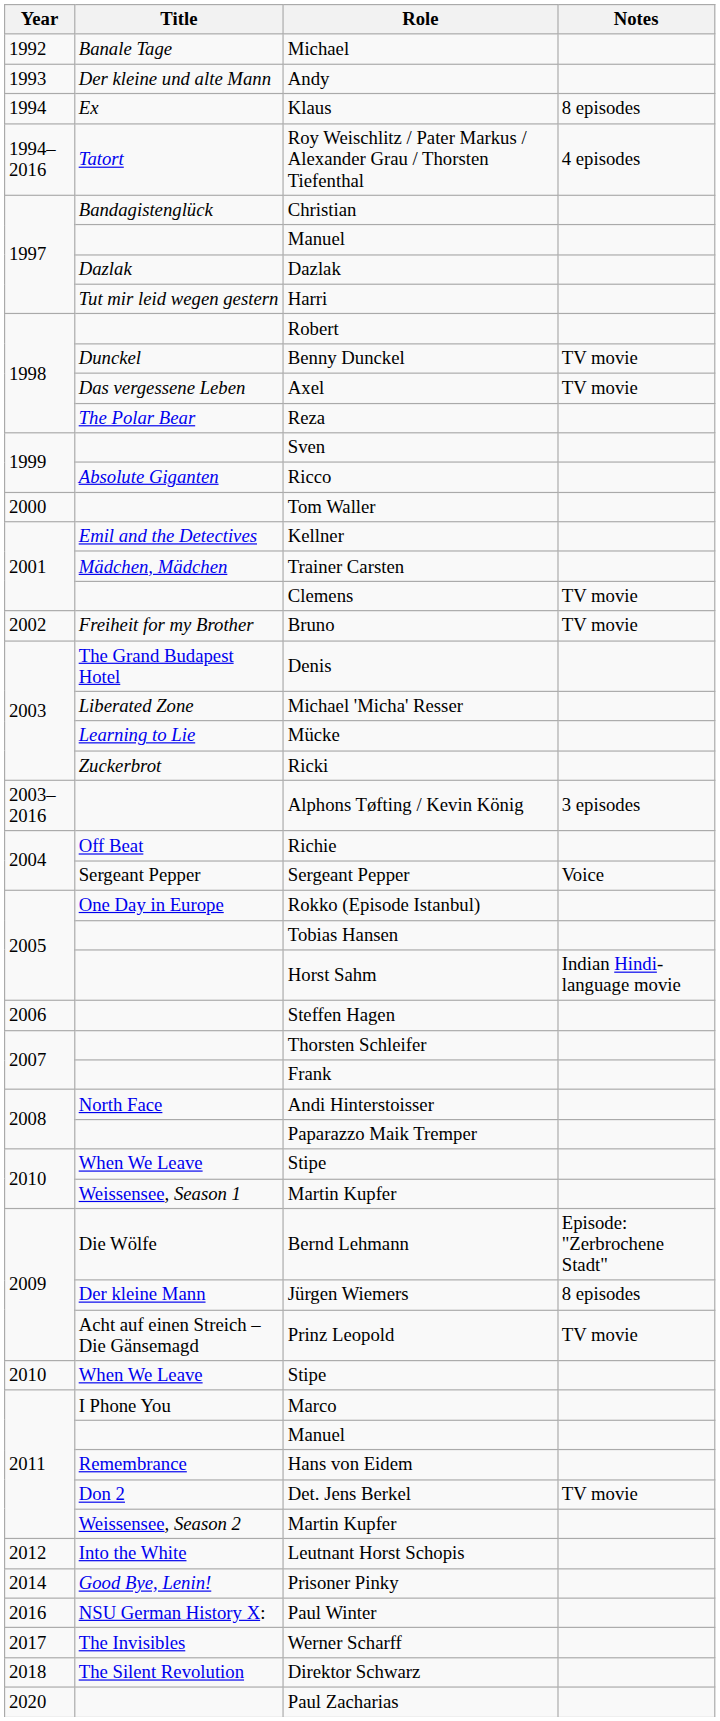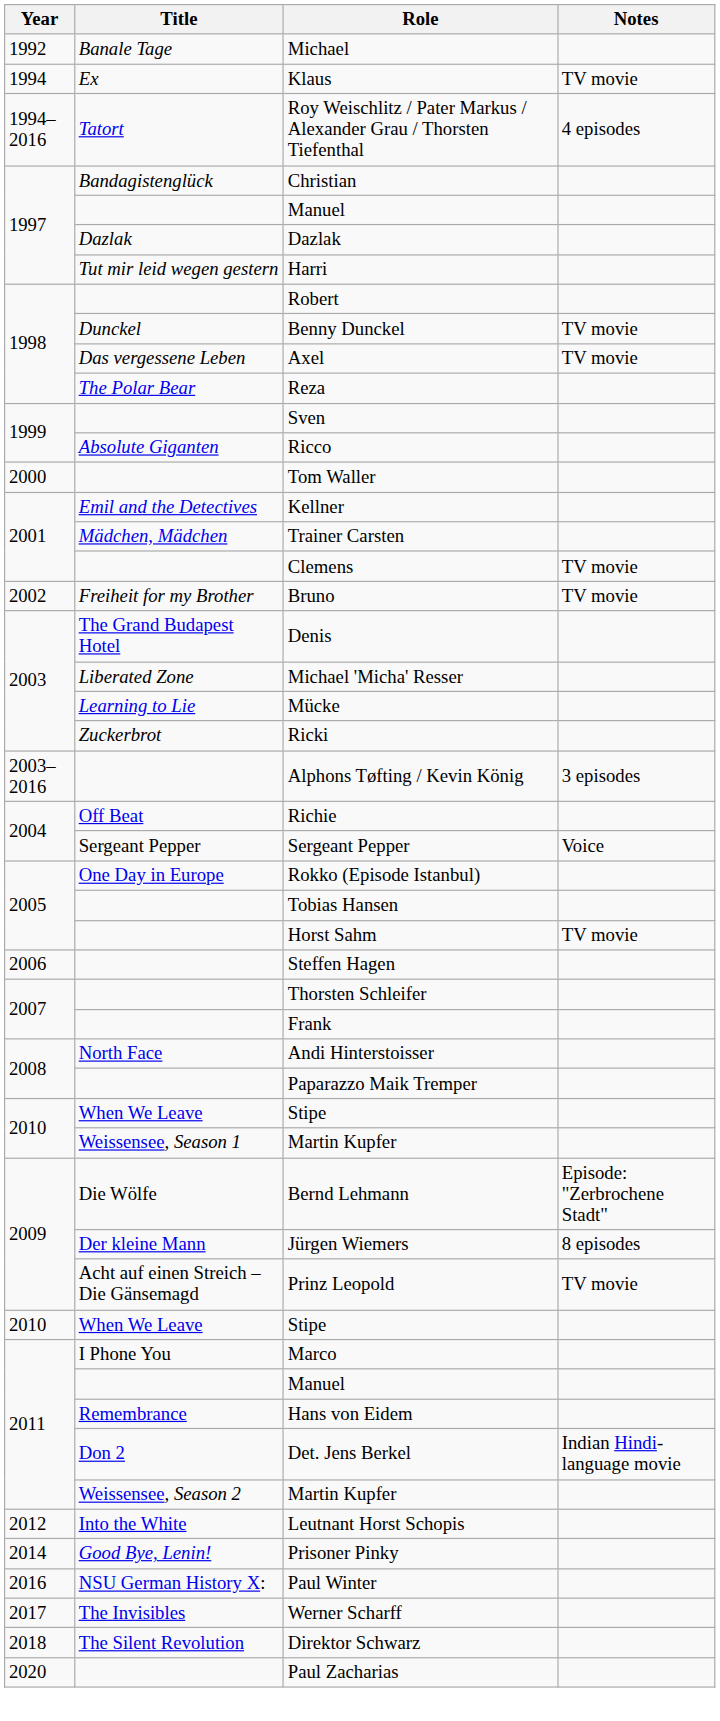- row: (28, 78)
(601, 108) 8 episodes -> (600, 78) TV movie
(621, 975) Indian Hindi-language movie -> (600, 934) TV movie
(600, 1494) TV movie -> (621, 1453) Indian Hindi-language movie
